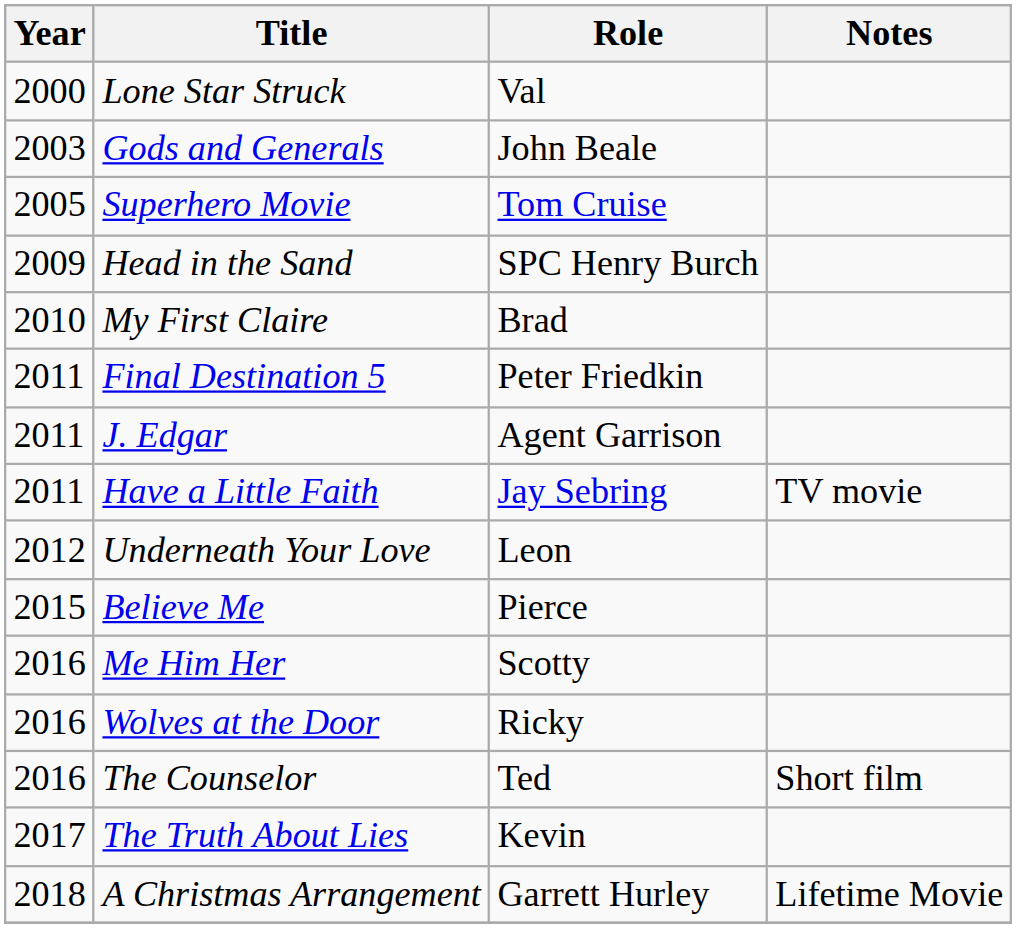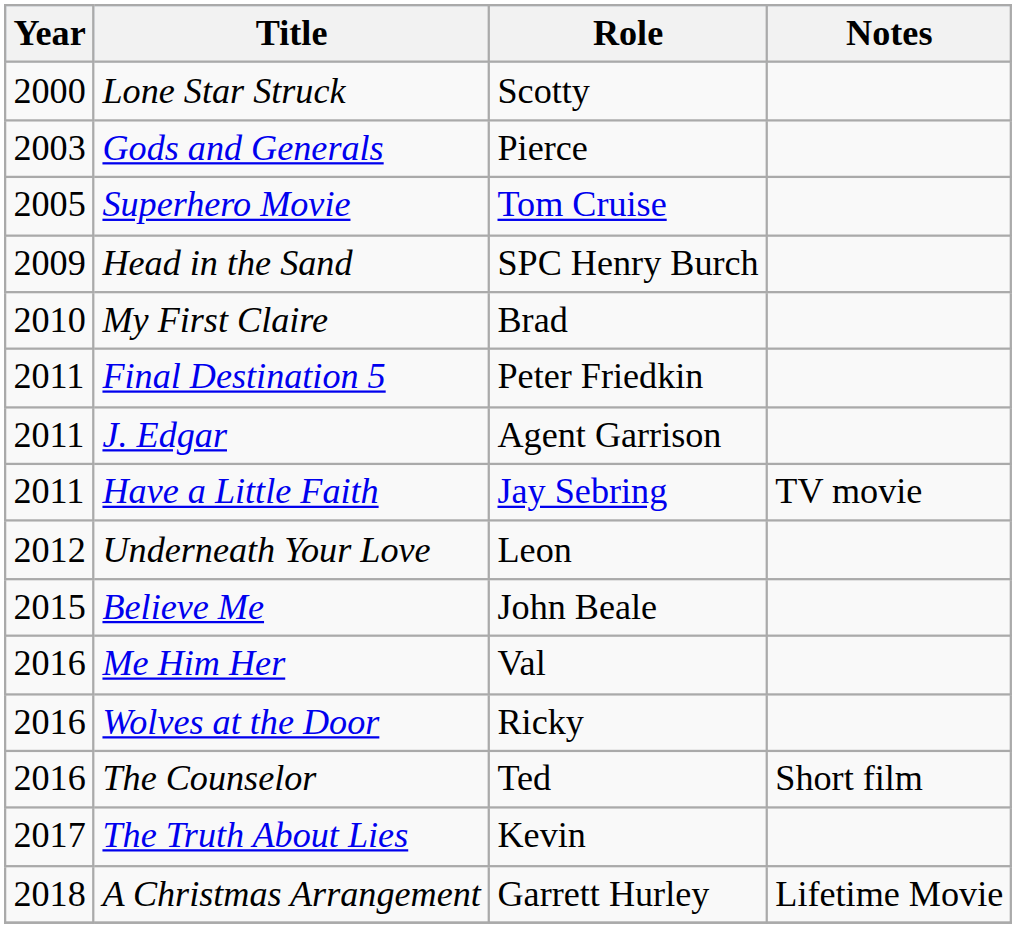(522, 90) Val -> (544, 90) Scotty
(577, 147) John Beale -> (543, 147) Pierce
(543, 606) Pierce -> (577, 606) John Beale
(544, 663) Scotty -> (522, 663) Val
